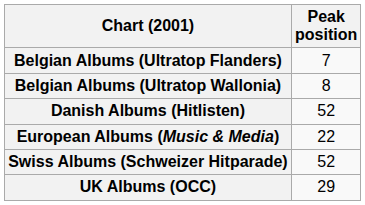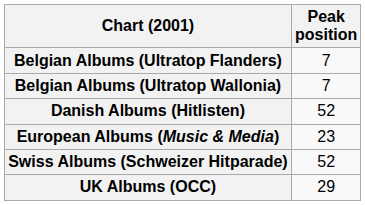(326, 85) 8 -> (326, 85) 7
(326, 136) 22 -> (326, 136) 23
